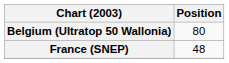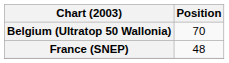(199, 31) 80 -> (199, 31) 70
